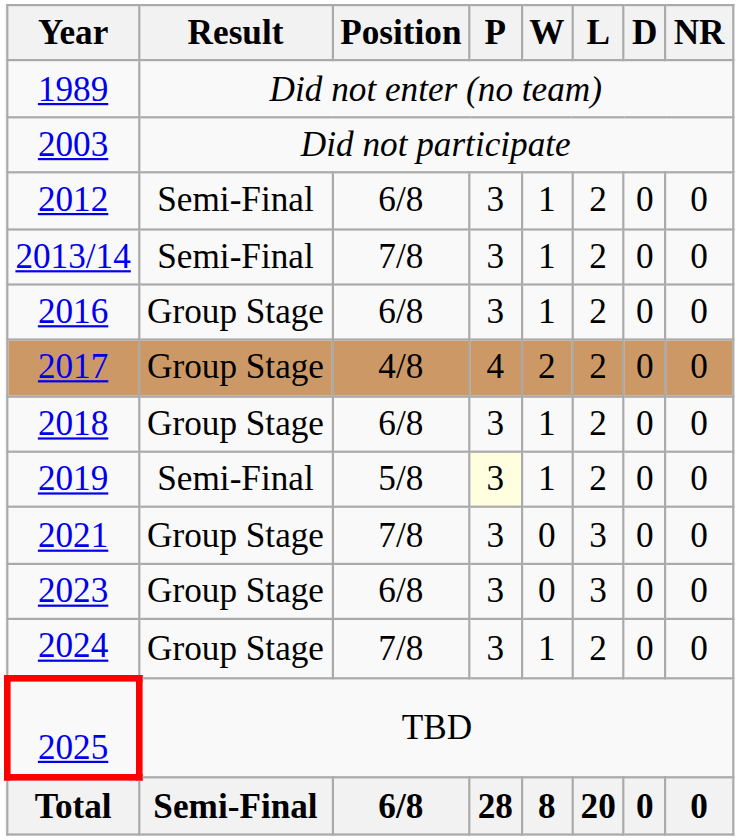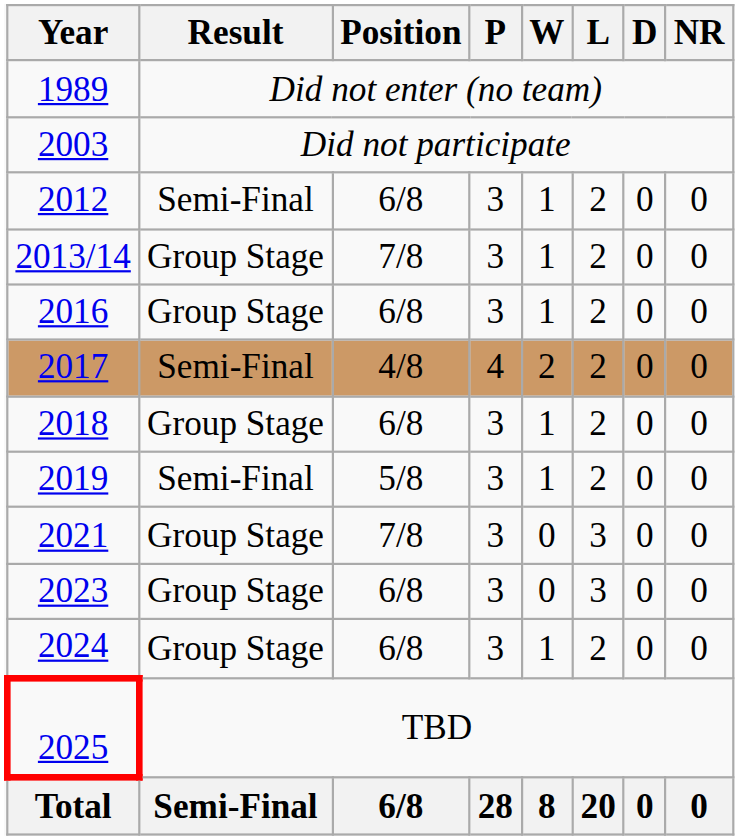(235, 255) Semi-Final -> (236, 255) Group Stage
(236, 367) Group Stage -> (235, 367) Semi-Final
(495, 479) lightyellow background -> (495, 479) no background
(401, 647) 7/8 -> (401, 647) 6/8
